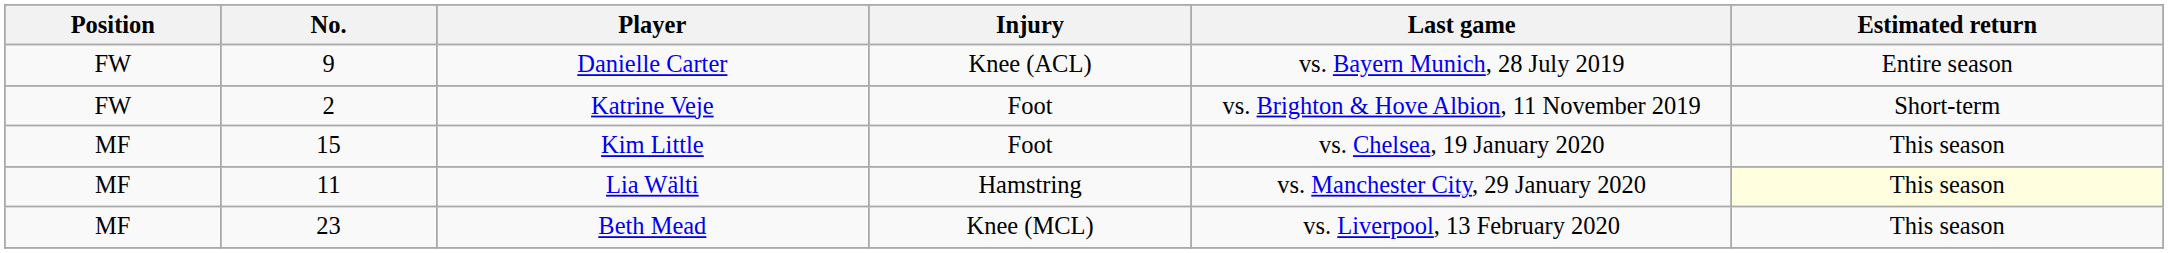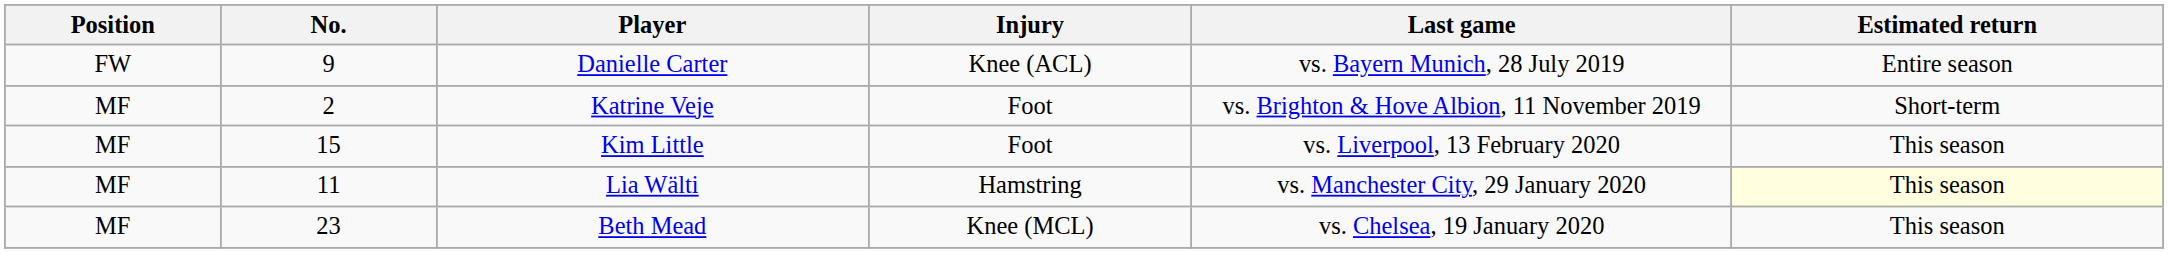(113, 105) FW -> (113, 105) MF
(1462, 145) vs. Chelsea, 19 January 2020 -> (1462, 145) vs. Liverpool, 13 February 2020
(1462, 226) vs. Liverpool, 13 February 2020 -> (1462, 226) vs. Chelsea, 19 January 2020
